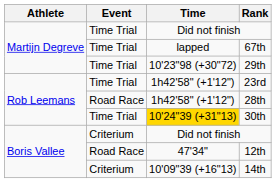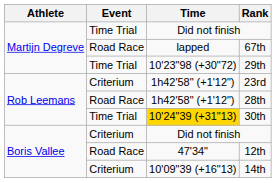(113, 48) Time Trial -> (117, 48) Road Race
(113, 83) Time Trial -> (111, 83) Criterium
